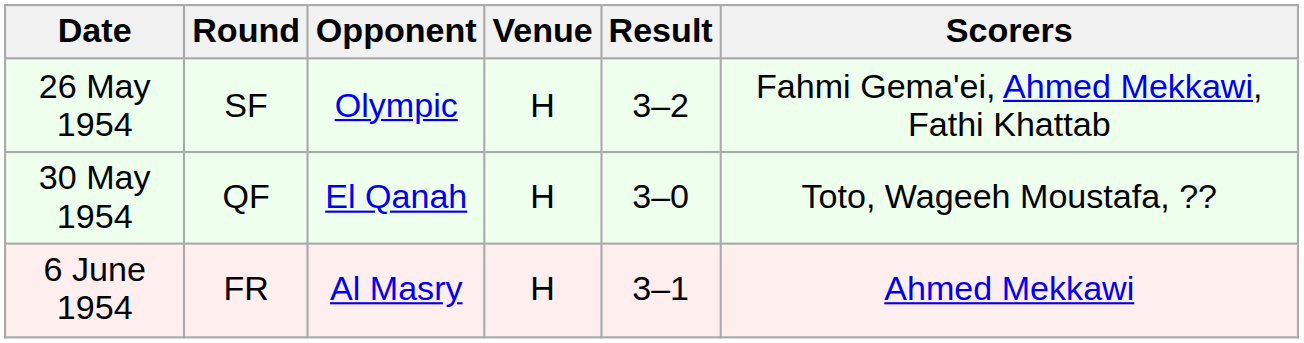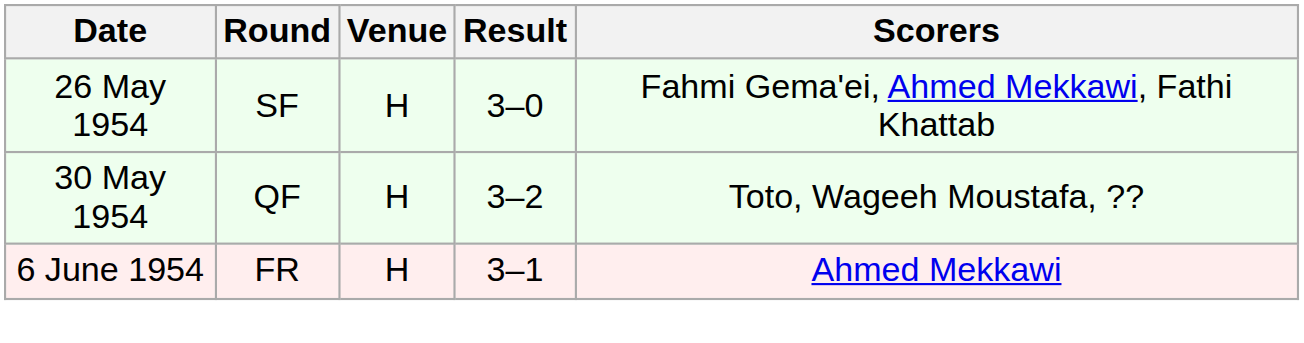- column: (396, 31)
(661, 104) 3–2 -> (515, 104) 3–0
(661, 197) 3–0 -> (515, 197) 3–2
